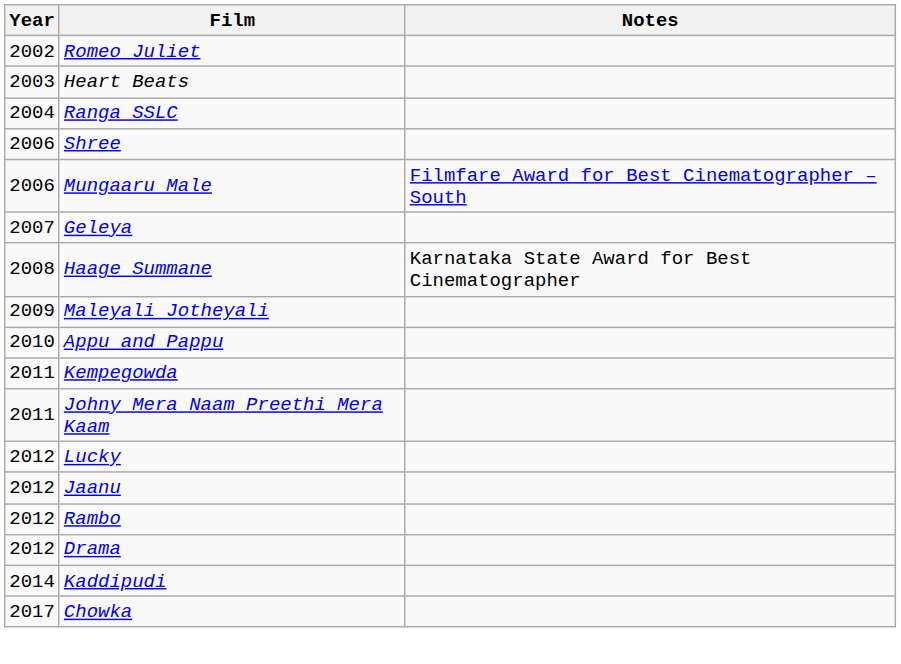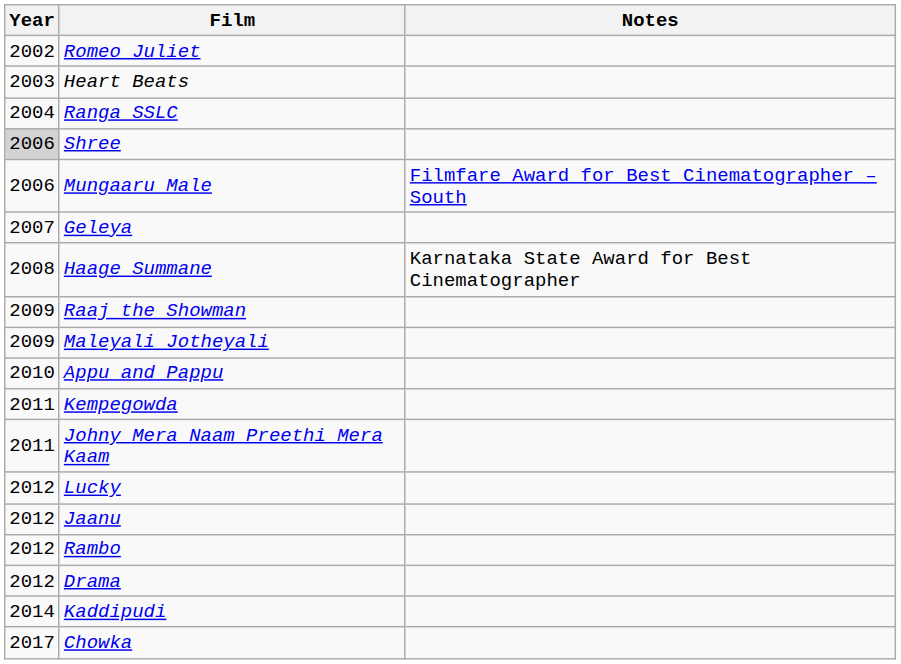(32, 144) no background -> (32, 144) lightgrey background
+ row: (155, 311)
